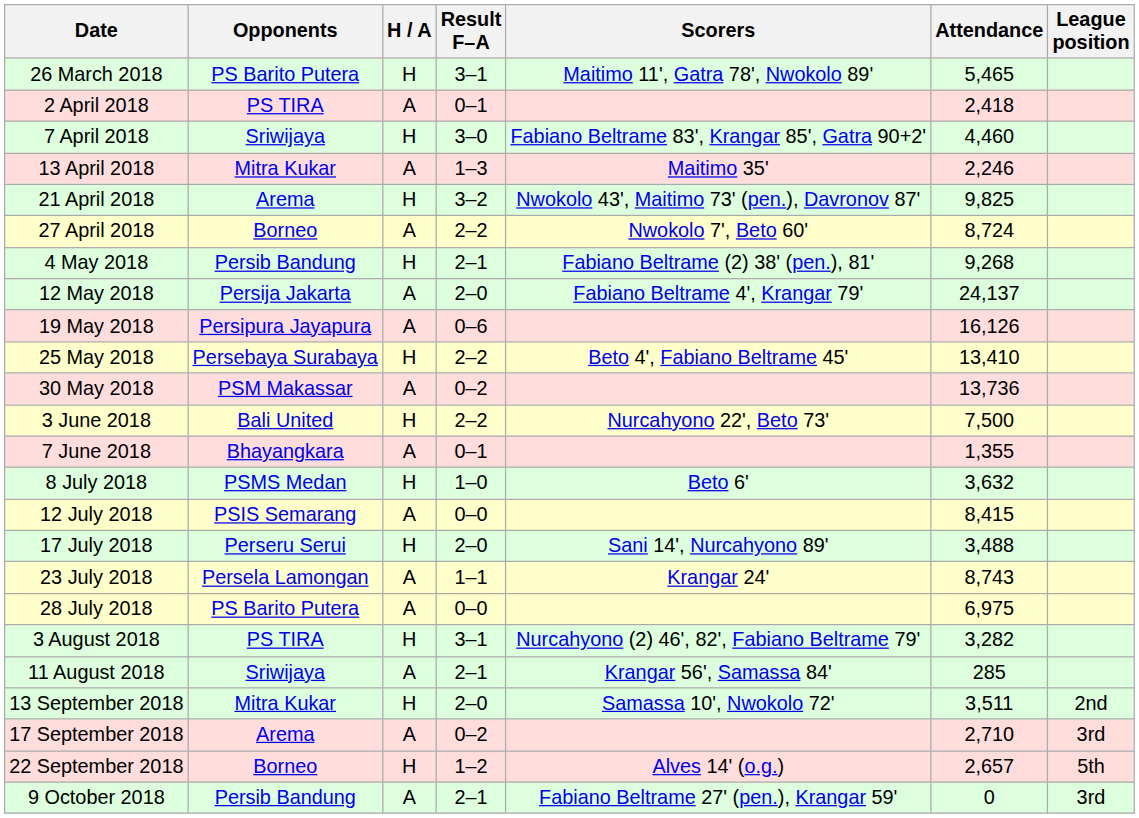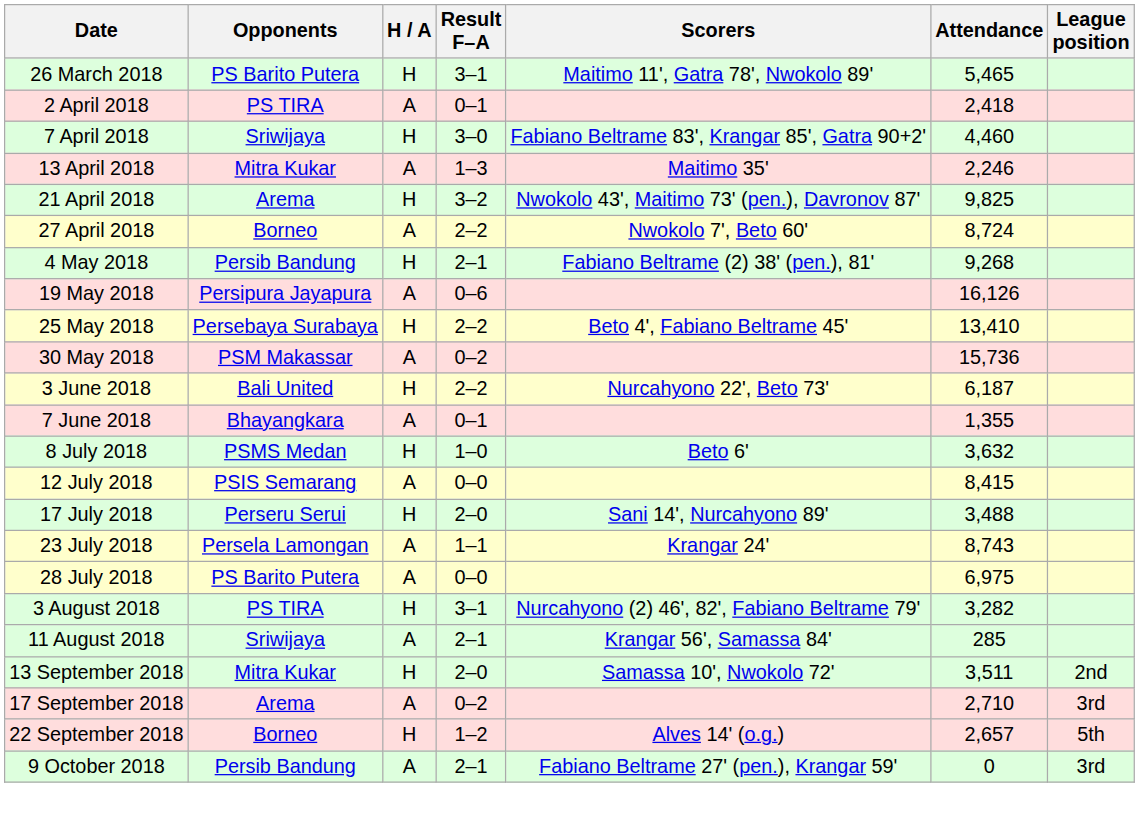- row: (96, 294)
(989, 388) 13,736 -> (989, 357) 15,736
(989, 420) 7,500 -> (989, 388) 6,187
